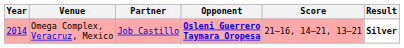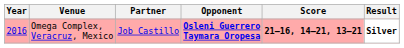(17, 31) 2014 -> (17, 31) 2016
(313, 31) normal -> (313, 31) bold
